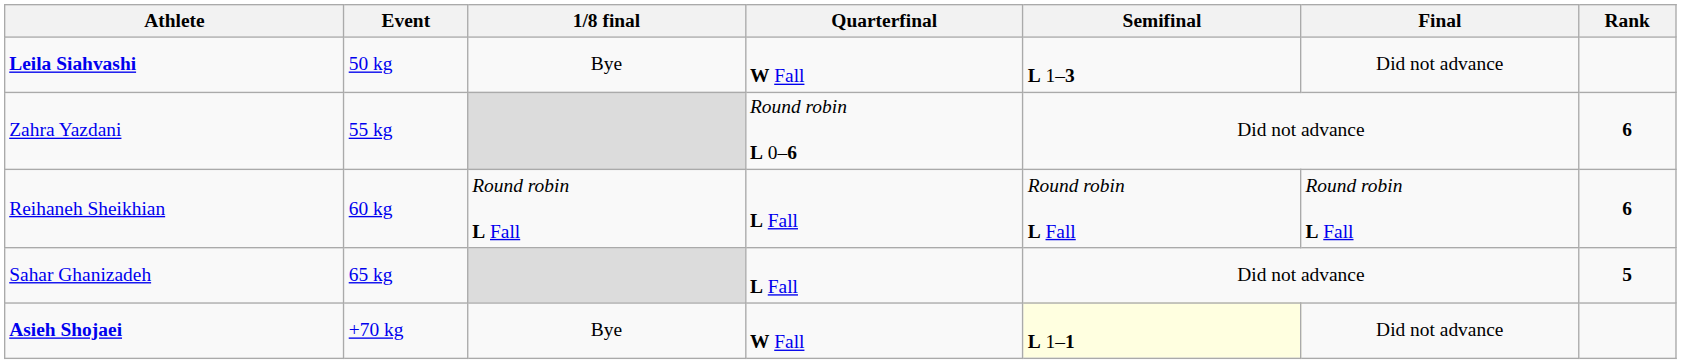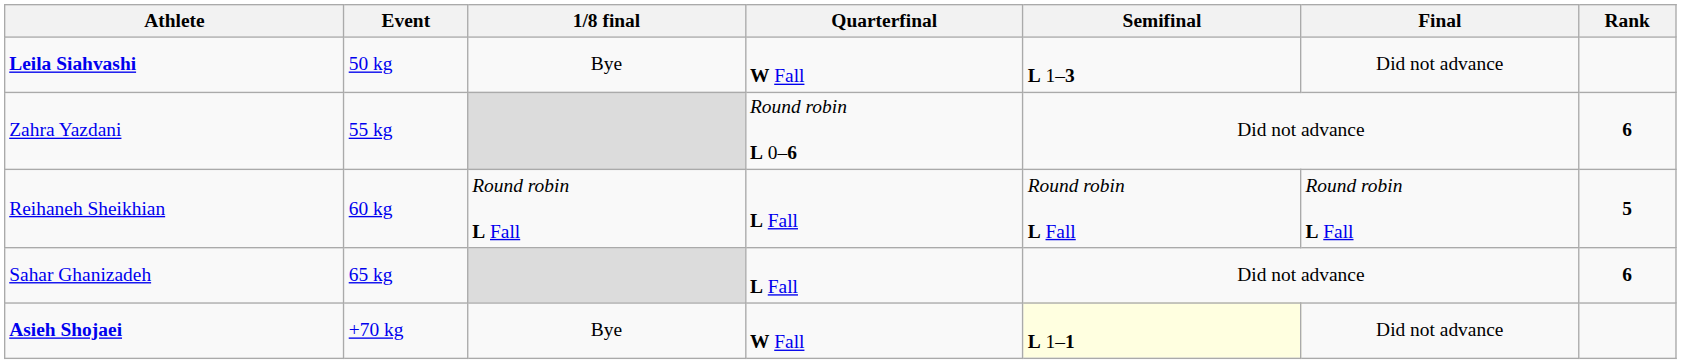(1627, 208) 6 -> (1627, 208) 5
(1627, 275) 5 -> (1627, 275) 6
